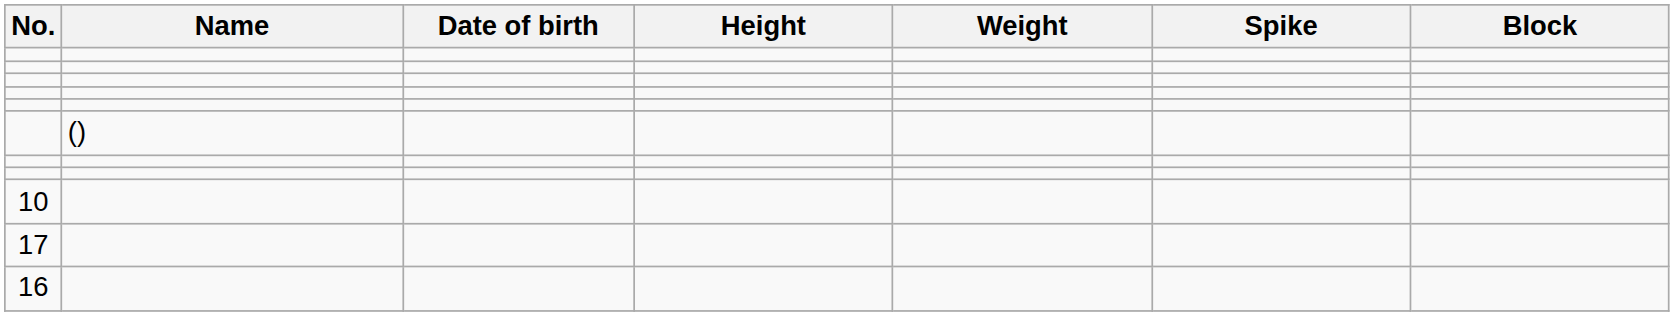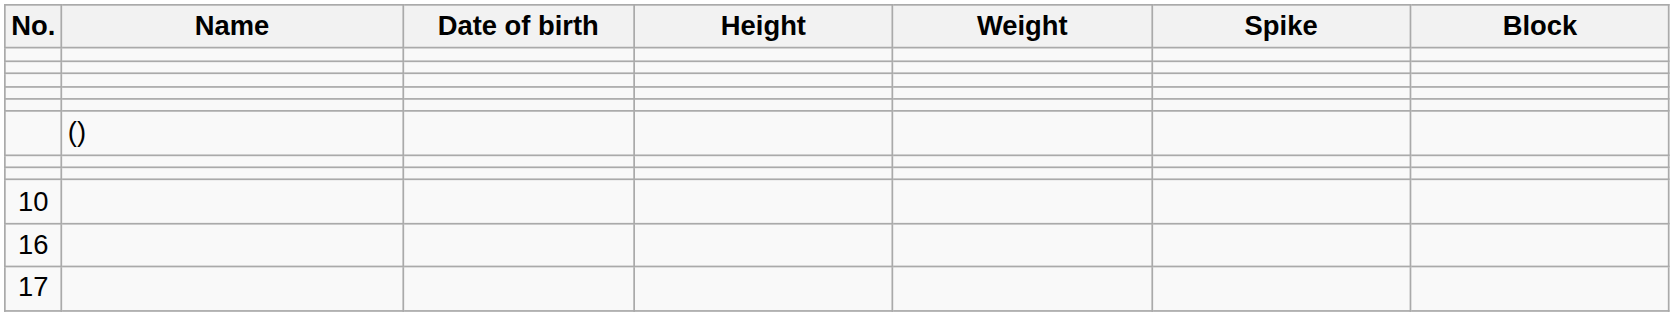rows swapped: (33, 288) <-> (33, 244)
